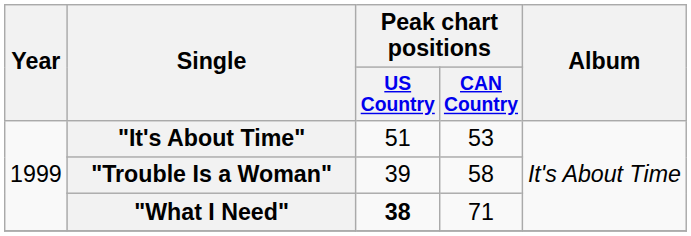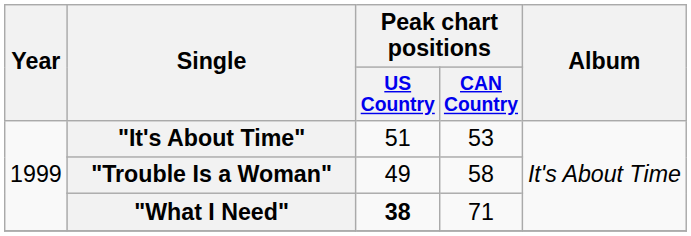(398, 175) 39 -> (398, 175) 49
